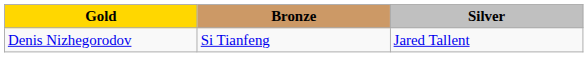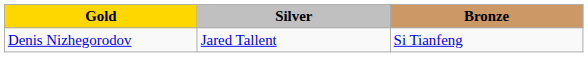columns swapped: (487, 16) <-> (294, 16)
